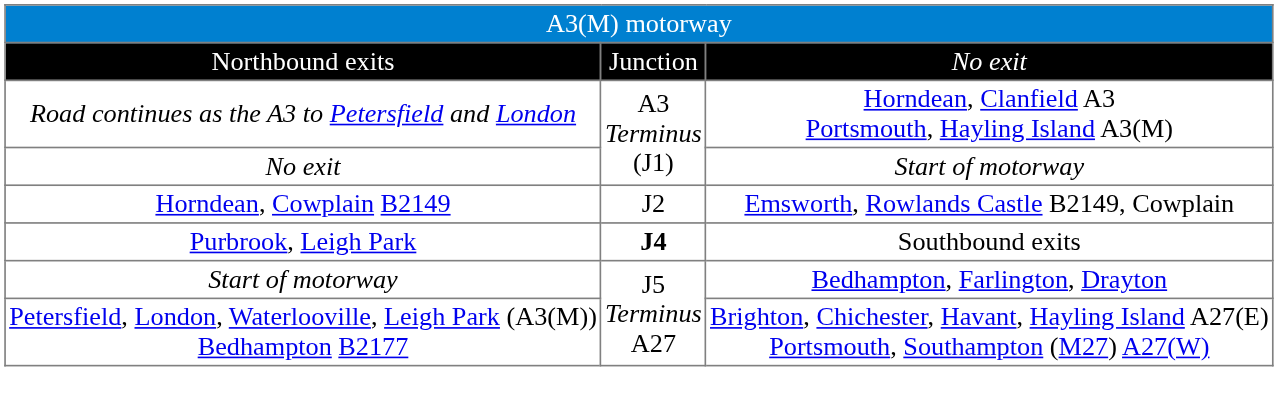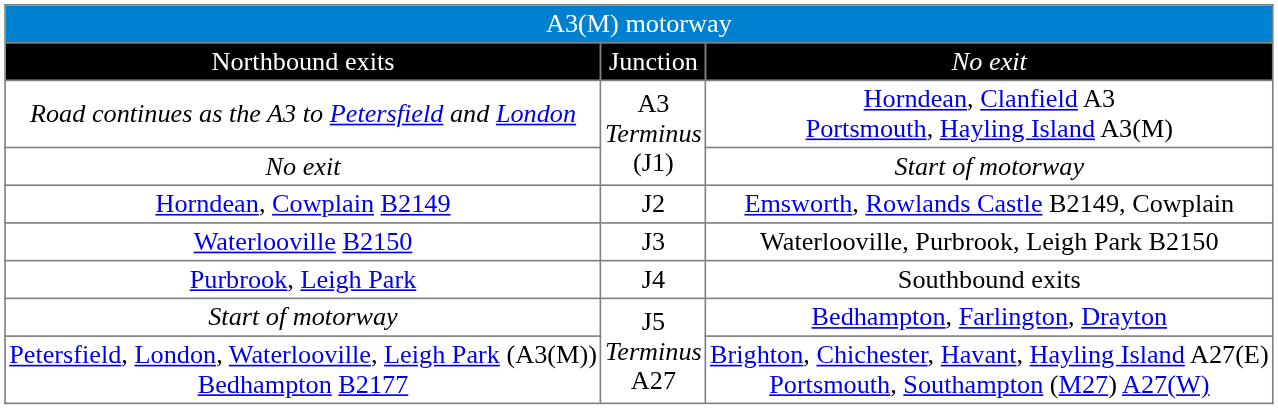+ row: (303, 241)
(653, 241) bold -> (653, 279) normal
